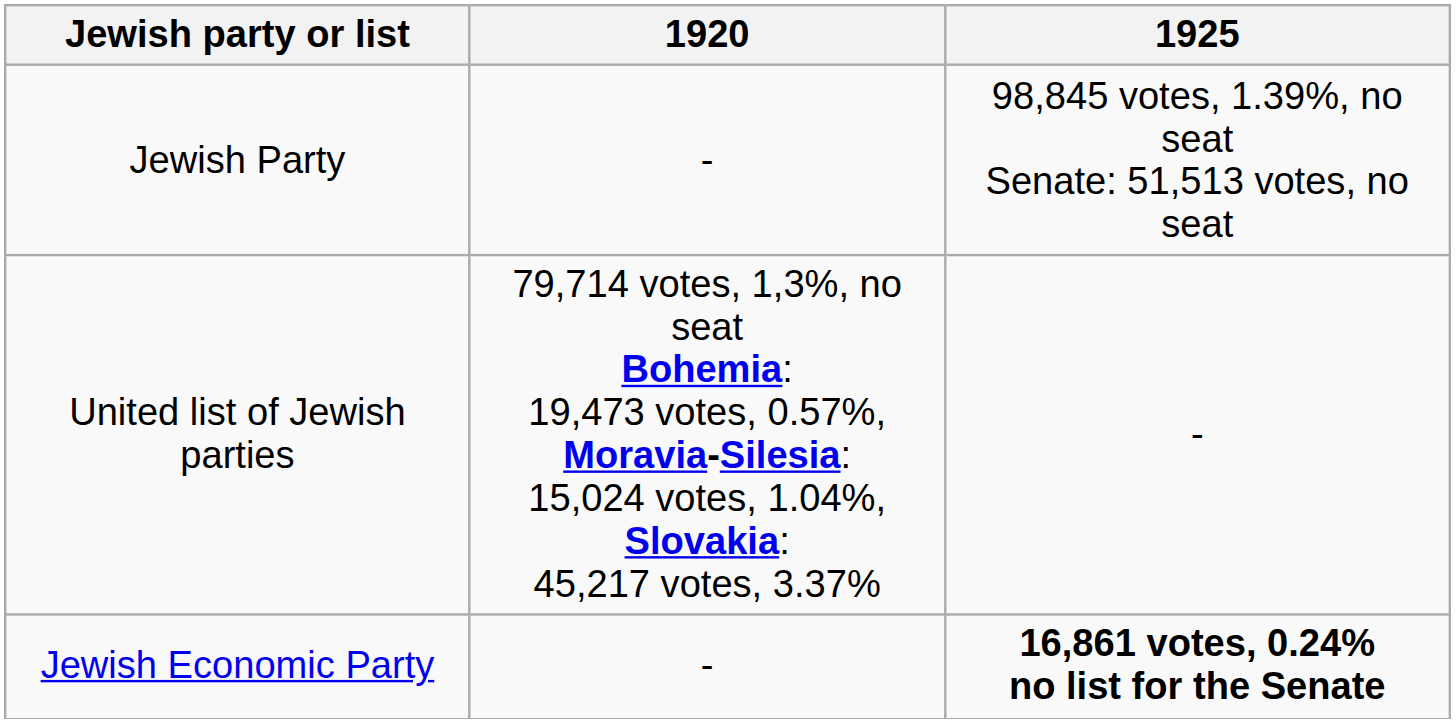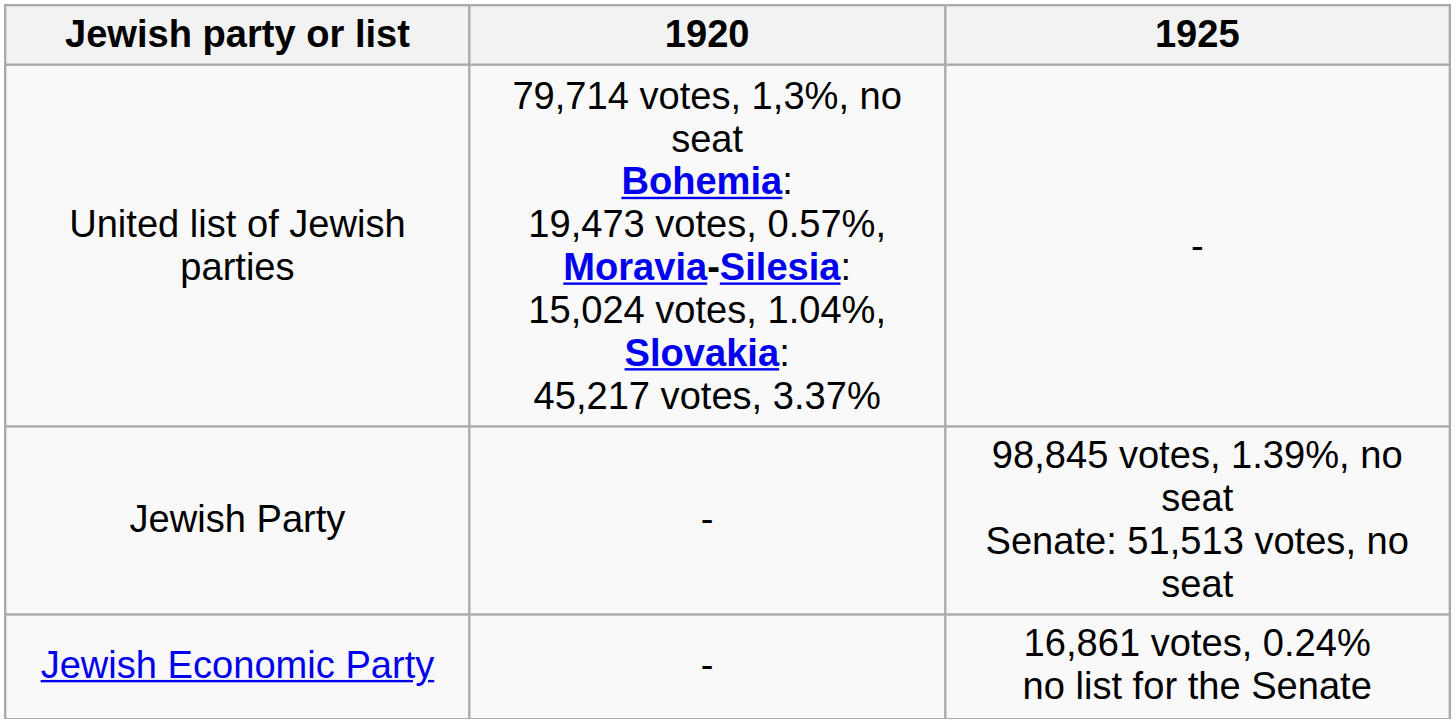rows swapped: (237, 433) <-> (237, 159)
(1197, 665) bold -> (1197, 665) normal
